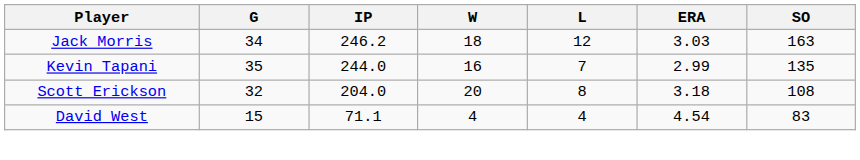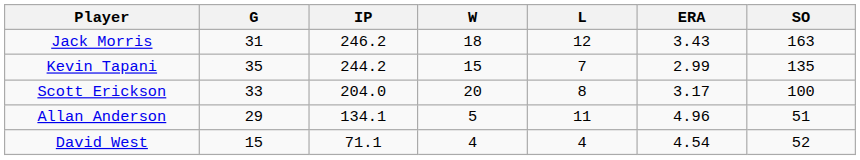(254, 42) 34 -> (254, 42) 31
(692, 42) 3.03 -> (692, 42) 3.43
(363, 67) 244.0 -> (363, 67) 244.2
(473, 67) 16 -> (473, 67) 15
(254, 92) 32 -> (254, 92) 33
(692, 92) 3.18 -> (692, 92) 3.17
(801, 92) 108 -> (801, 92) 100
+ row: (102, 117)
(801, 117) 83 -> (801, 142) 52
